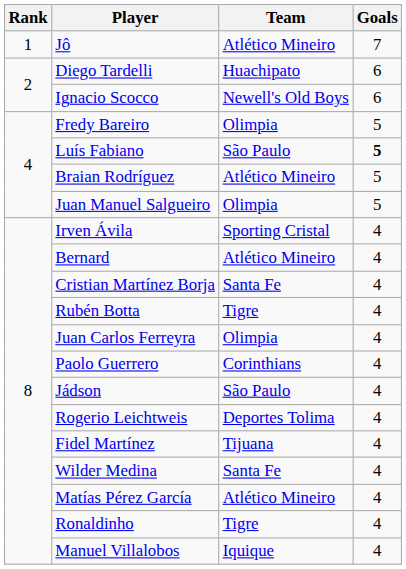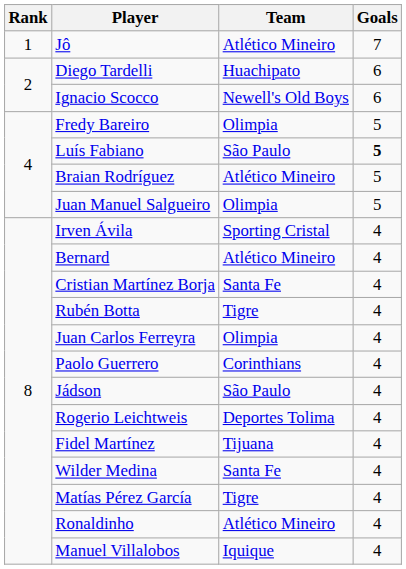(279, 497) Atlético Mineiro -> (241, 497) Tigre
(241, 524) Tigre -> (279, 524) Atlético Mineiro
